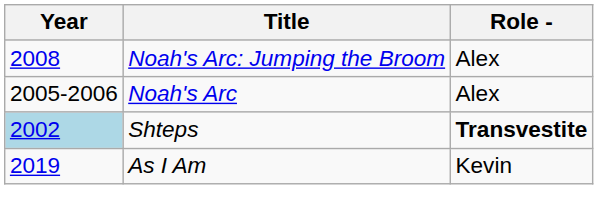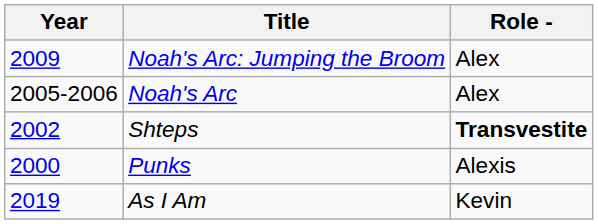(35, 58) 2008 -> (35, 58) 2009
(35, 129) lightblue background -> (35, 129) no background
+ row: (160, 165)
